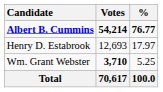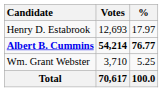rows swapped: (50, 29) <-> (48, 45)
(115, 62) bold -> (115, 62) normal
